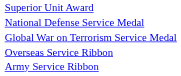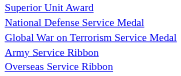rows swapped: (52, 67) <-> (59, 52)
